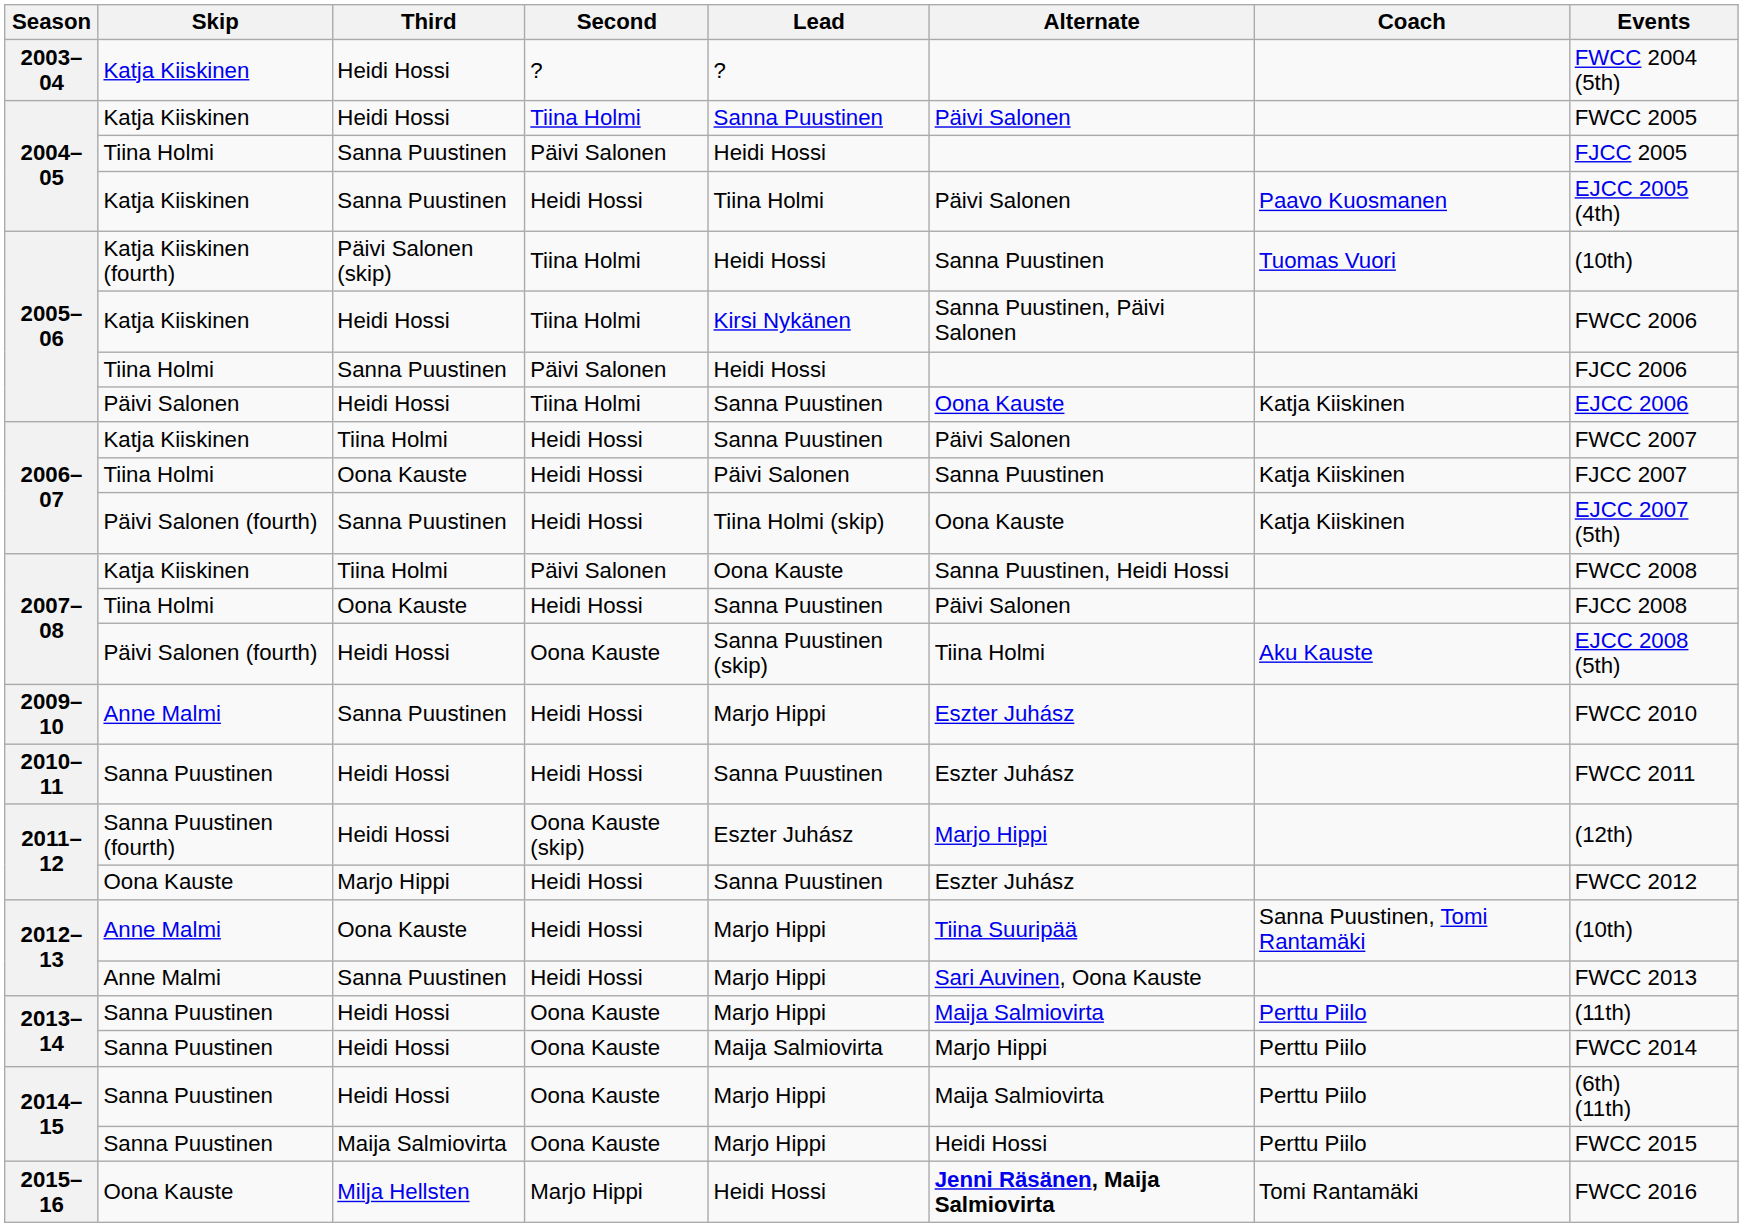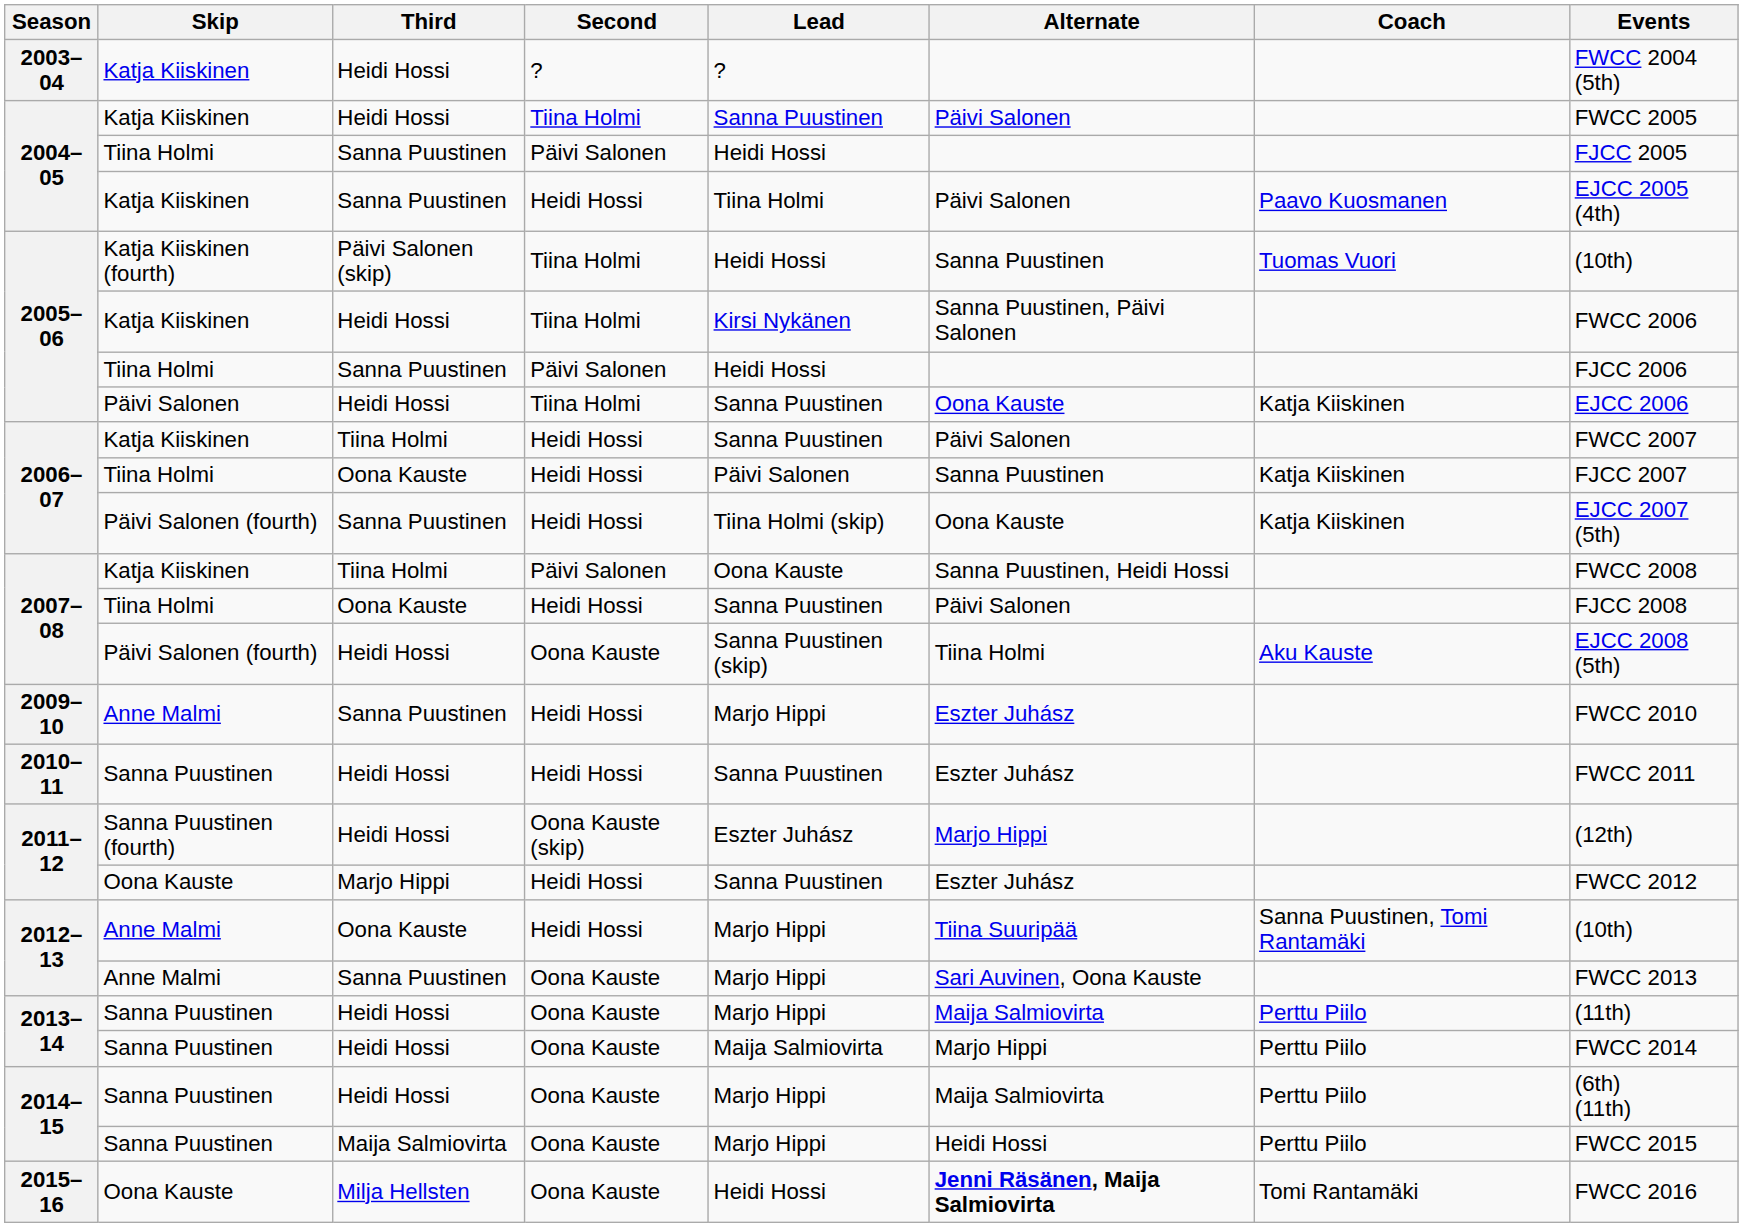(587, 977) Heidi Hossi -> (595, 977) Oona Kauste
(587, 1191) Marjo Hippi -> (595, 1191) Oona Kauste
